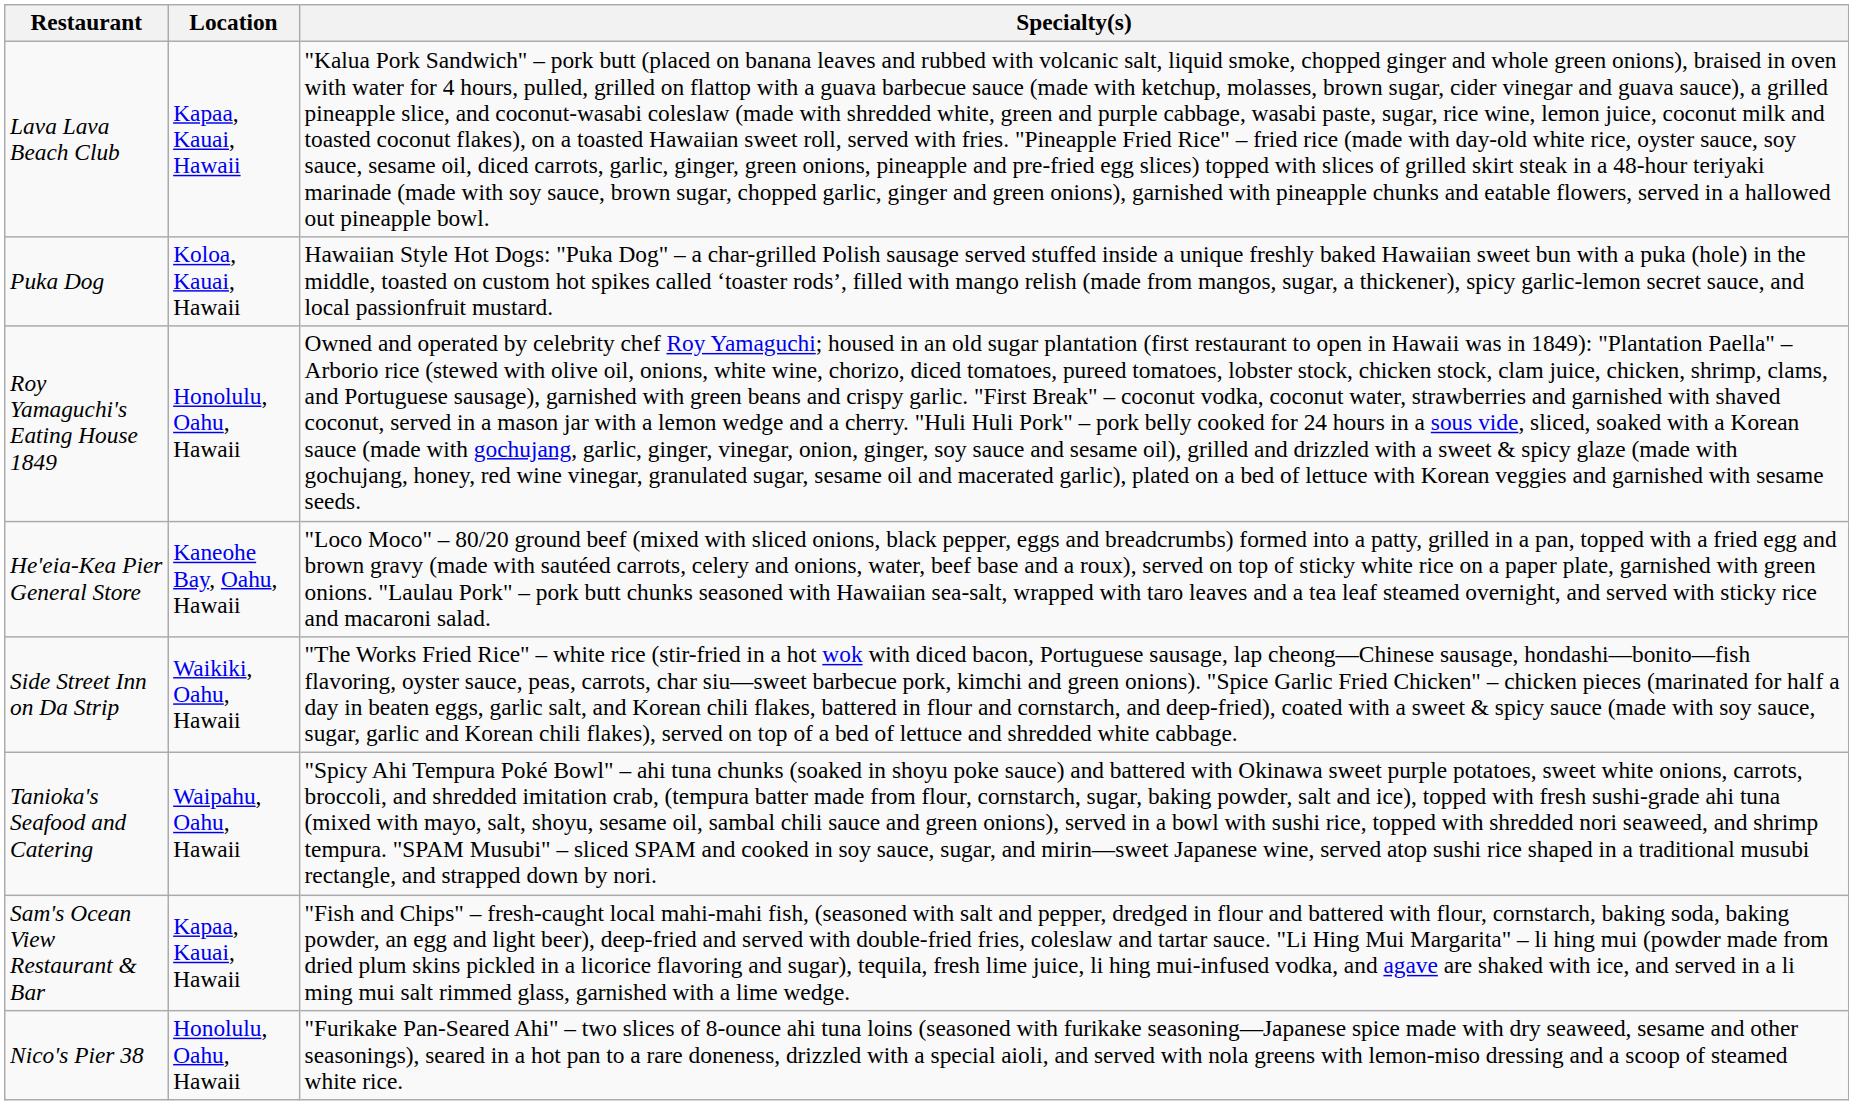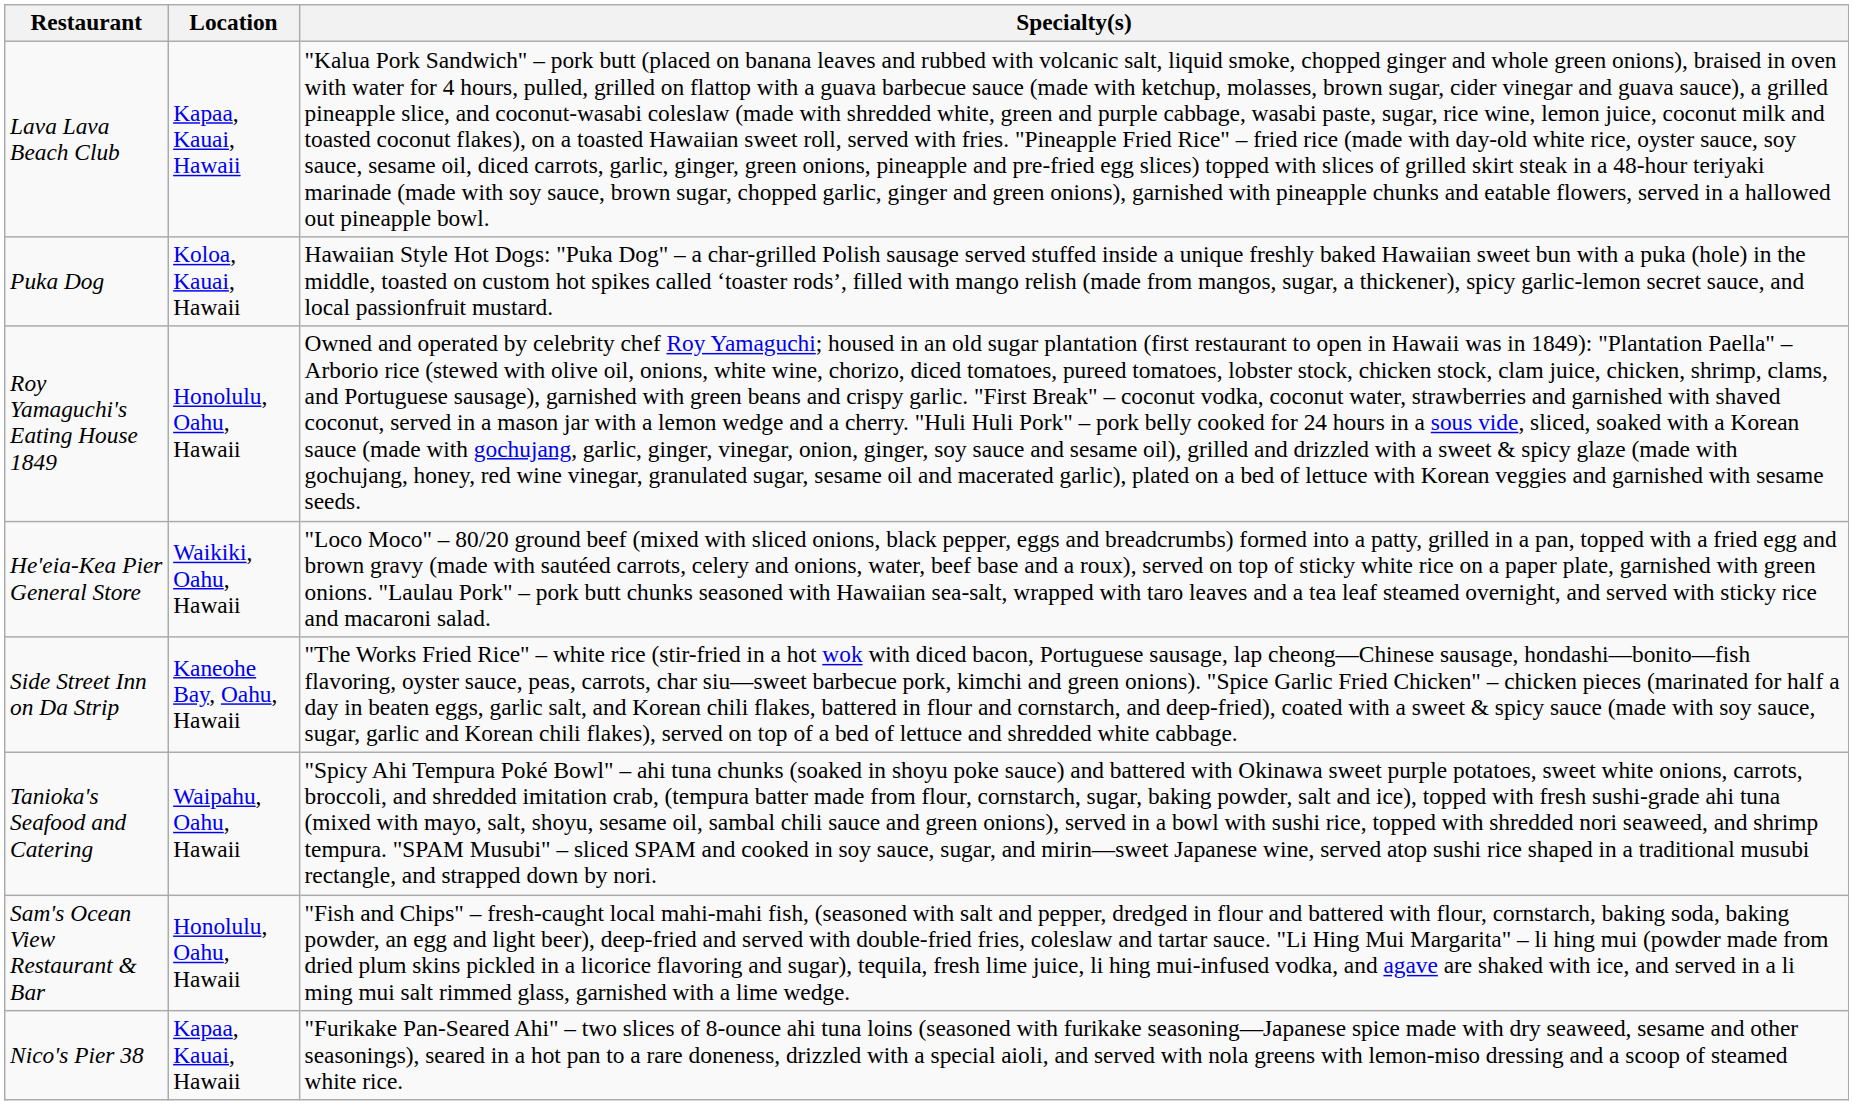(225, 578) Kaneohe Bay, Oahu, Hawaii -> (213, 578) Waikiki, Oahu, Hawaii
(213, 694) Waikiki, Oahu, Hawaii -> (225, 694) Kaneohe Bay, Oahu, Hawaii
(207, 952) Kapaa, Kauai, Hawaii -> (220, 952) Honolulu, Oahu, Hawaii
(220, 1055) Honolulu, Oahu, Hawaii -> (207, 1055) Kapaa, Kauai, Hawaii
